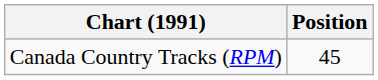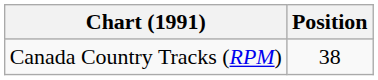(330, 56) 45 -> (330, 56) 38
